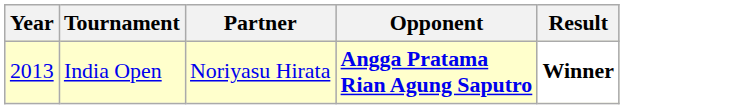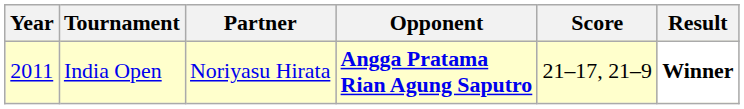+ column: (597, 22)
(32, 71) 2013 -> (32, 71) 2011
